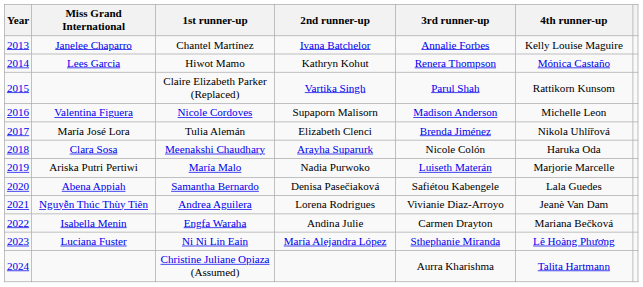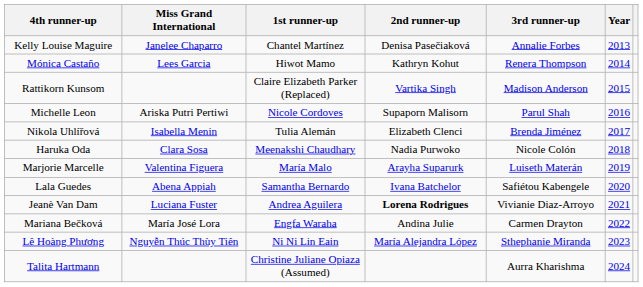columns swapped: (18, 20) <-> (574, 20)
(335, 45) Ivana Batchelor -> (425, 45) Denisa Pasečiaková
(455, 88) Parul Shah -> (546, 88) Madison Anderson
(94, 113) Valentina Figuera -> (184, 113) Ariska Putri Pertiwi
(455, 113) Madison Anderson -> (546, 113) Parul Shah
(94, 131) María José Lora -> (184, 131) Isabella Menin
(335, 149) Arayha Suparurk -> (425, 149) Nadia Purwoko
(94, 168) Ariska Putri Pertiwi -> (184, 168) Valentina Figuera
(335, 168) Nadia Purwoko -> (425, 168) Arayha Suparurk
(335, 186) Denisa Pasečiaková -> (425, 186) Ivana Batchelor
(94, 204) Nguyễn Thúc Thùy Tiên -> (184, 204) Luciana Fuster
(335, 204) normal -> (425, 204) bold
(94, 223) Isabella Menin -> (184, 223) María José Lora
(94, 241) Luciana Fuster -> (184, 241) Nguyễn Thúc Thùy Tiên
